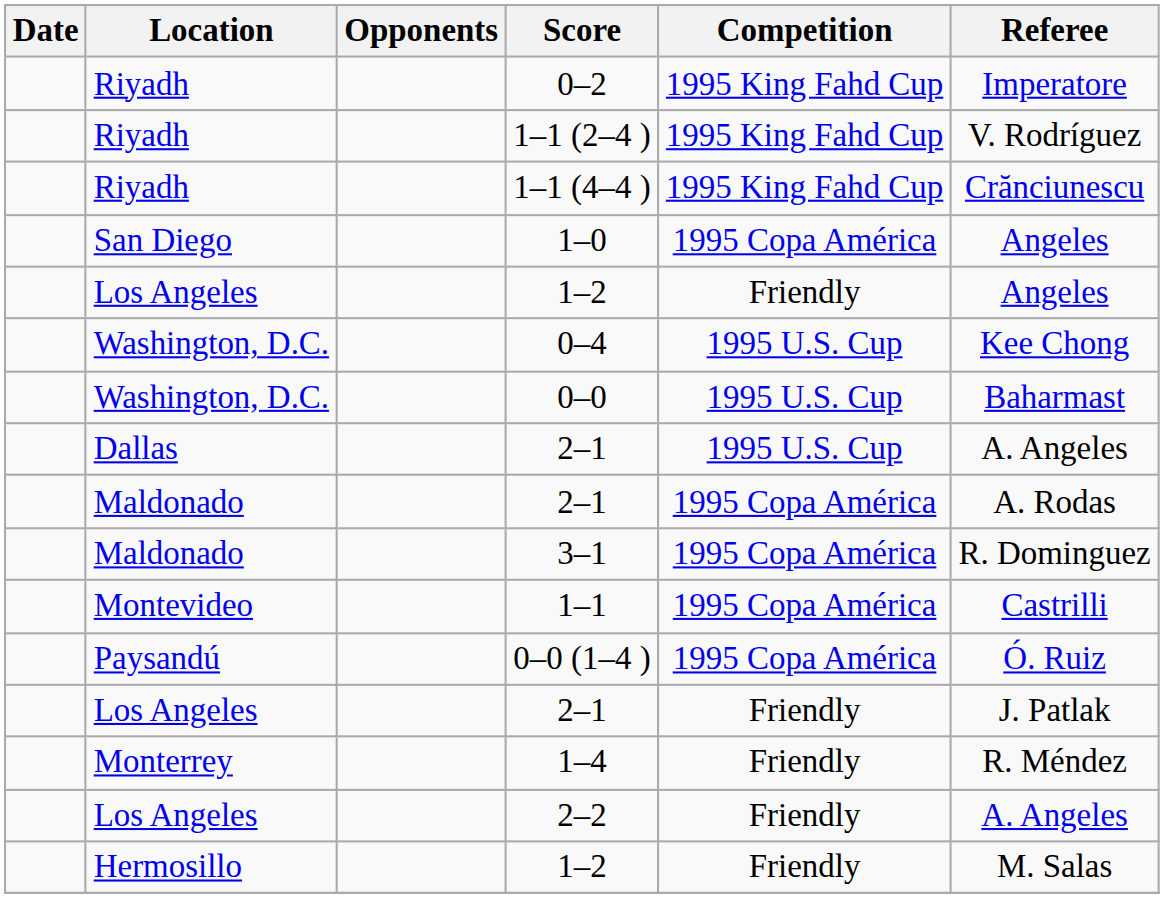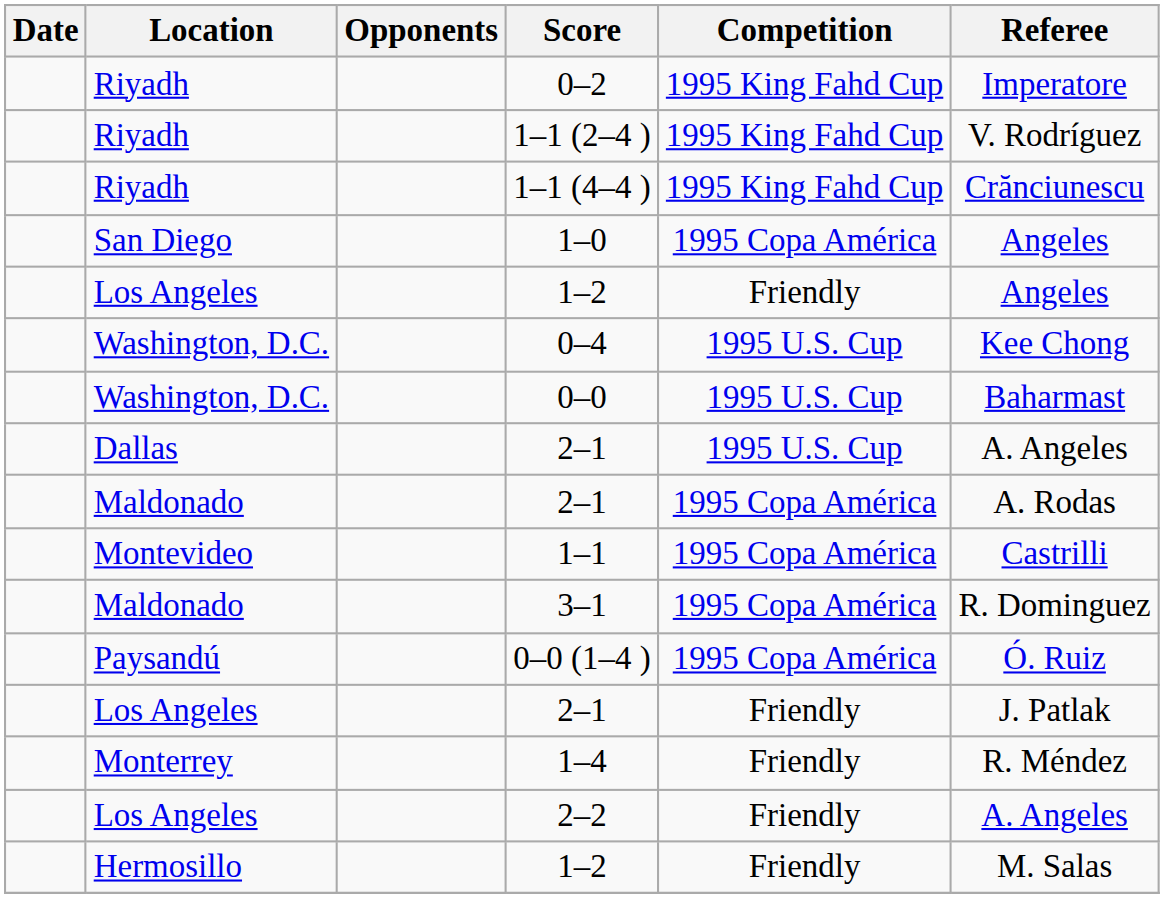rows swapped: (169, 553) <-> (173, 605)
